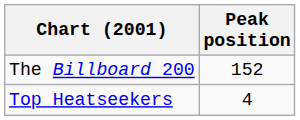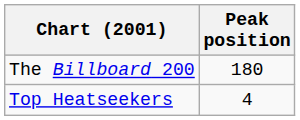(247, 70) 152 -> (247, 70) 180
